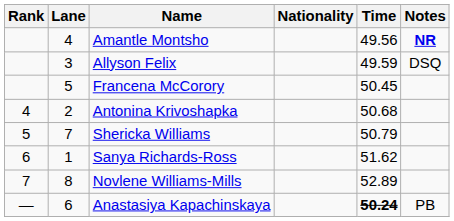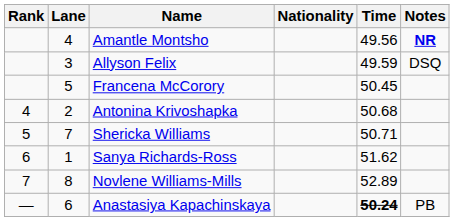(379, 134) 50.79 -> (379, 134) 50.71
